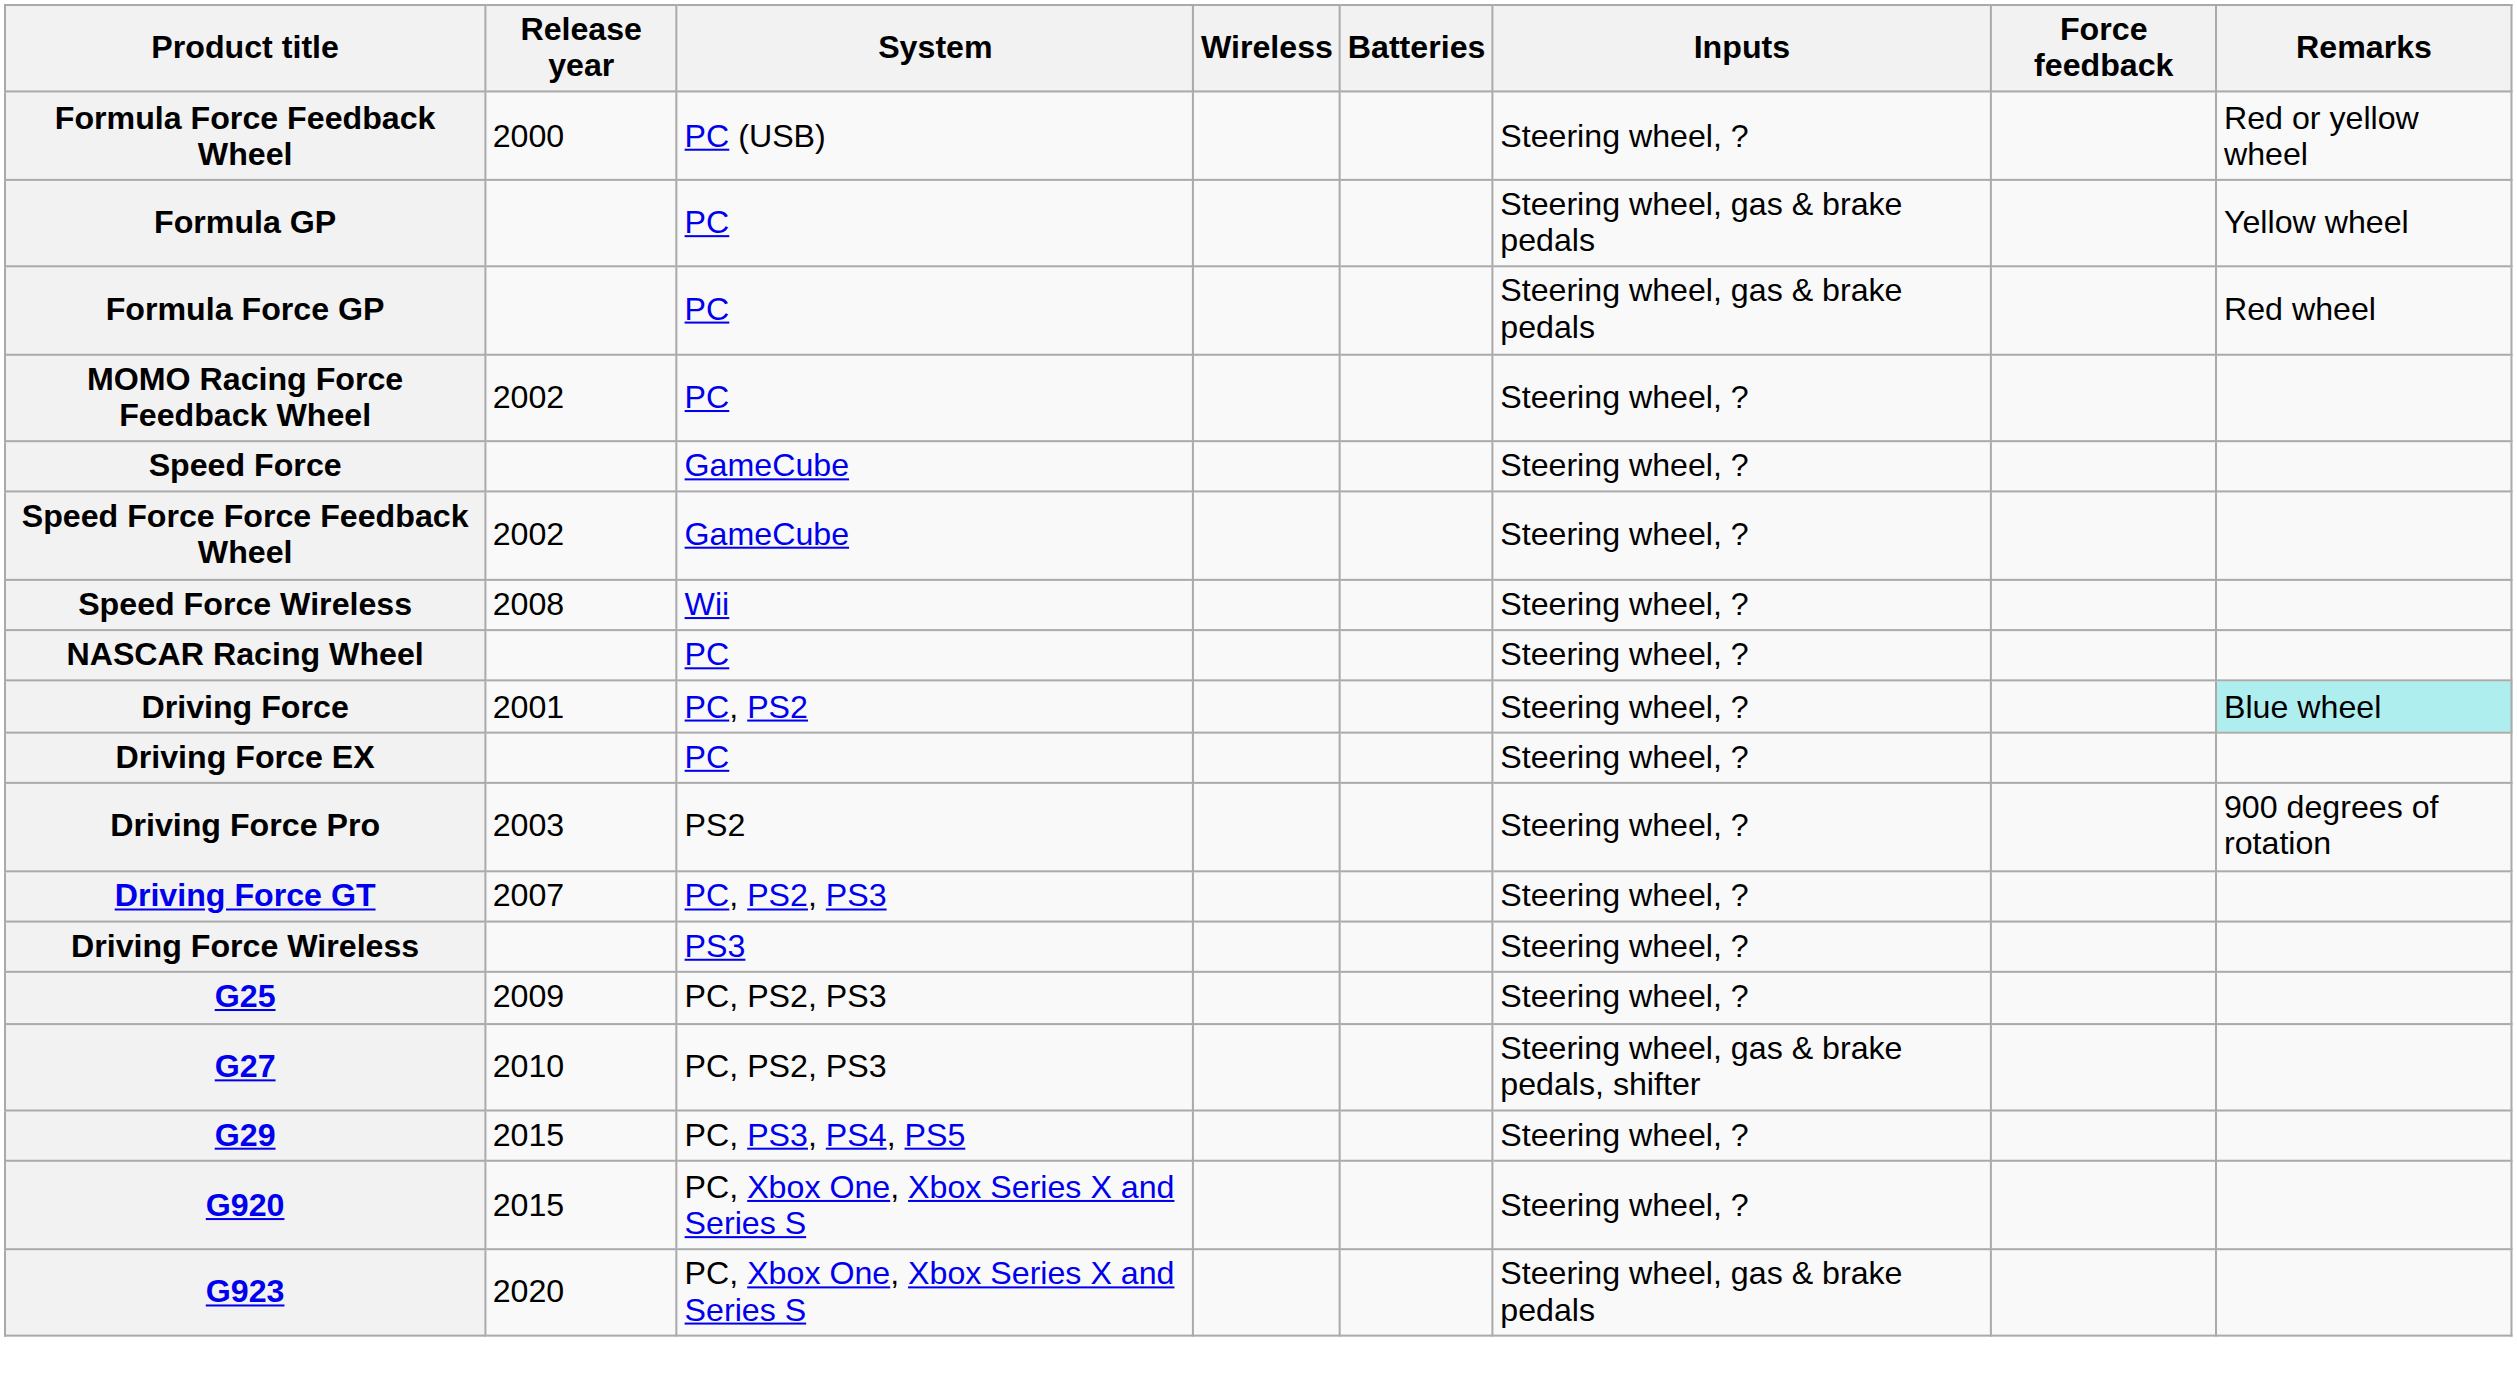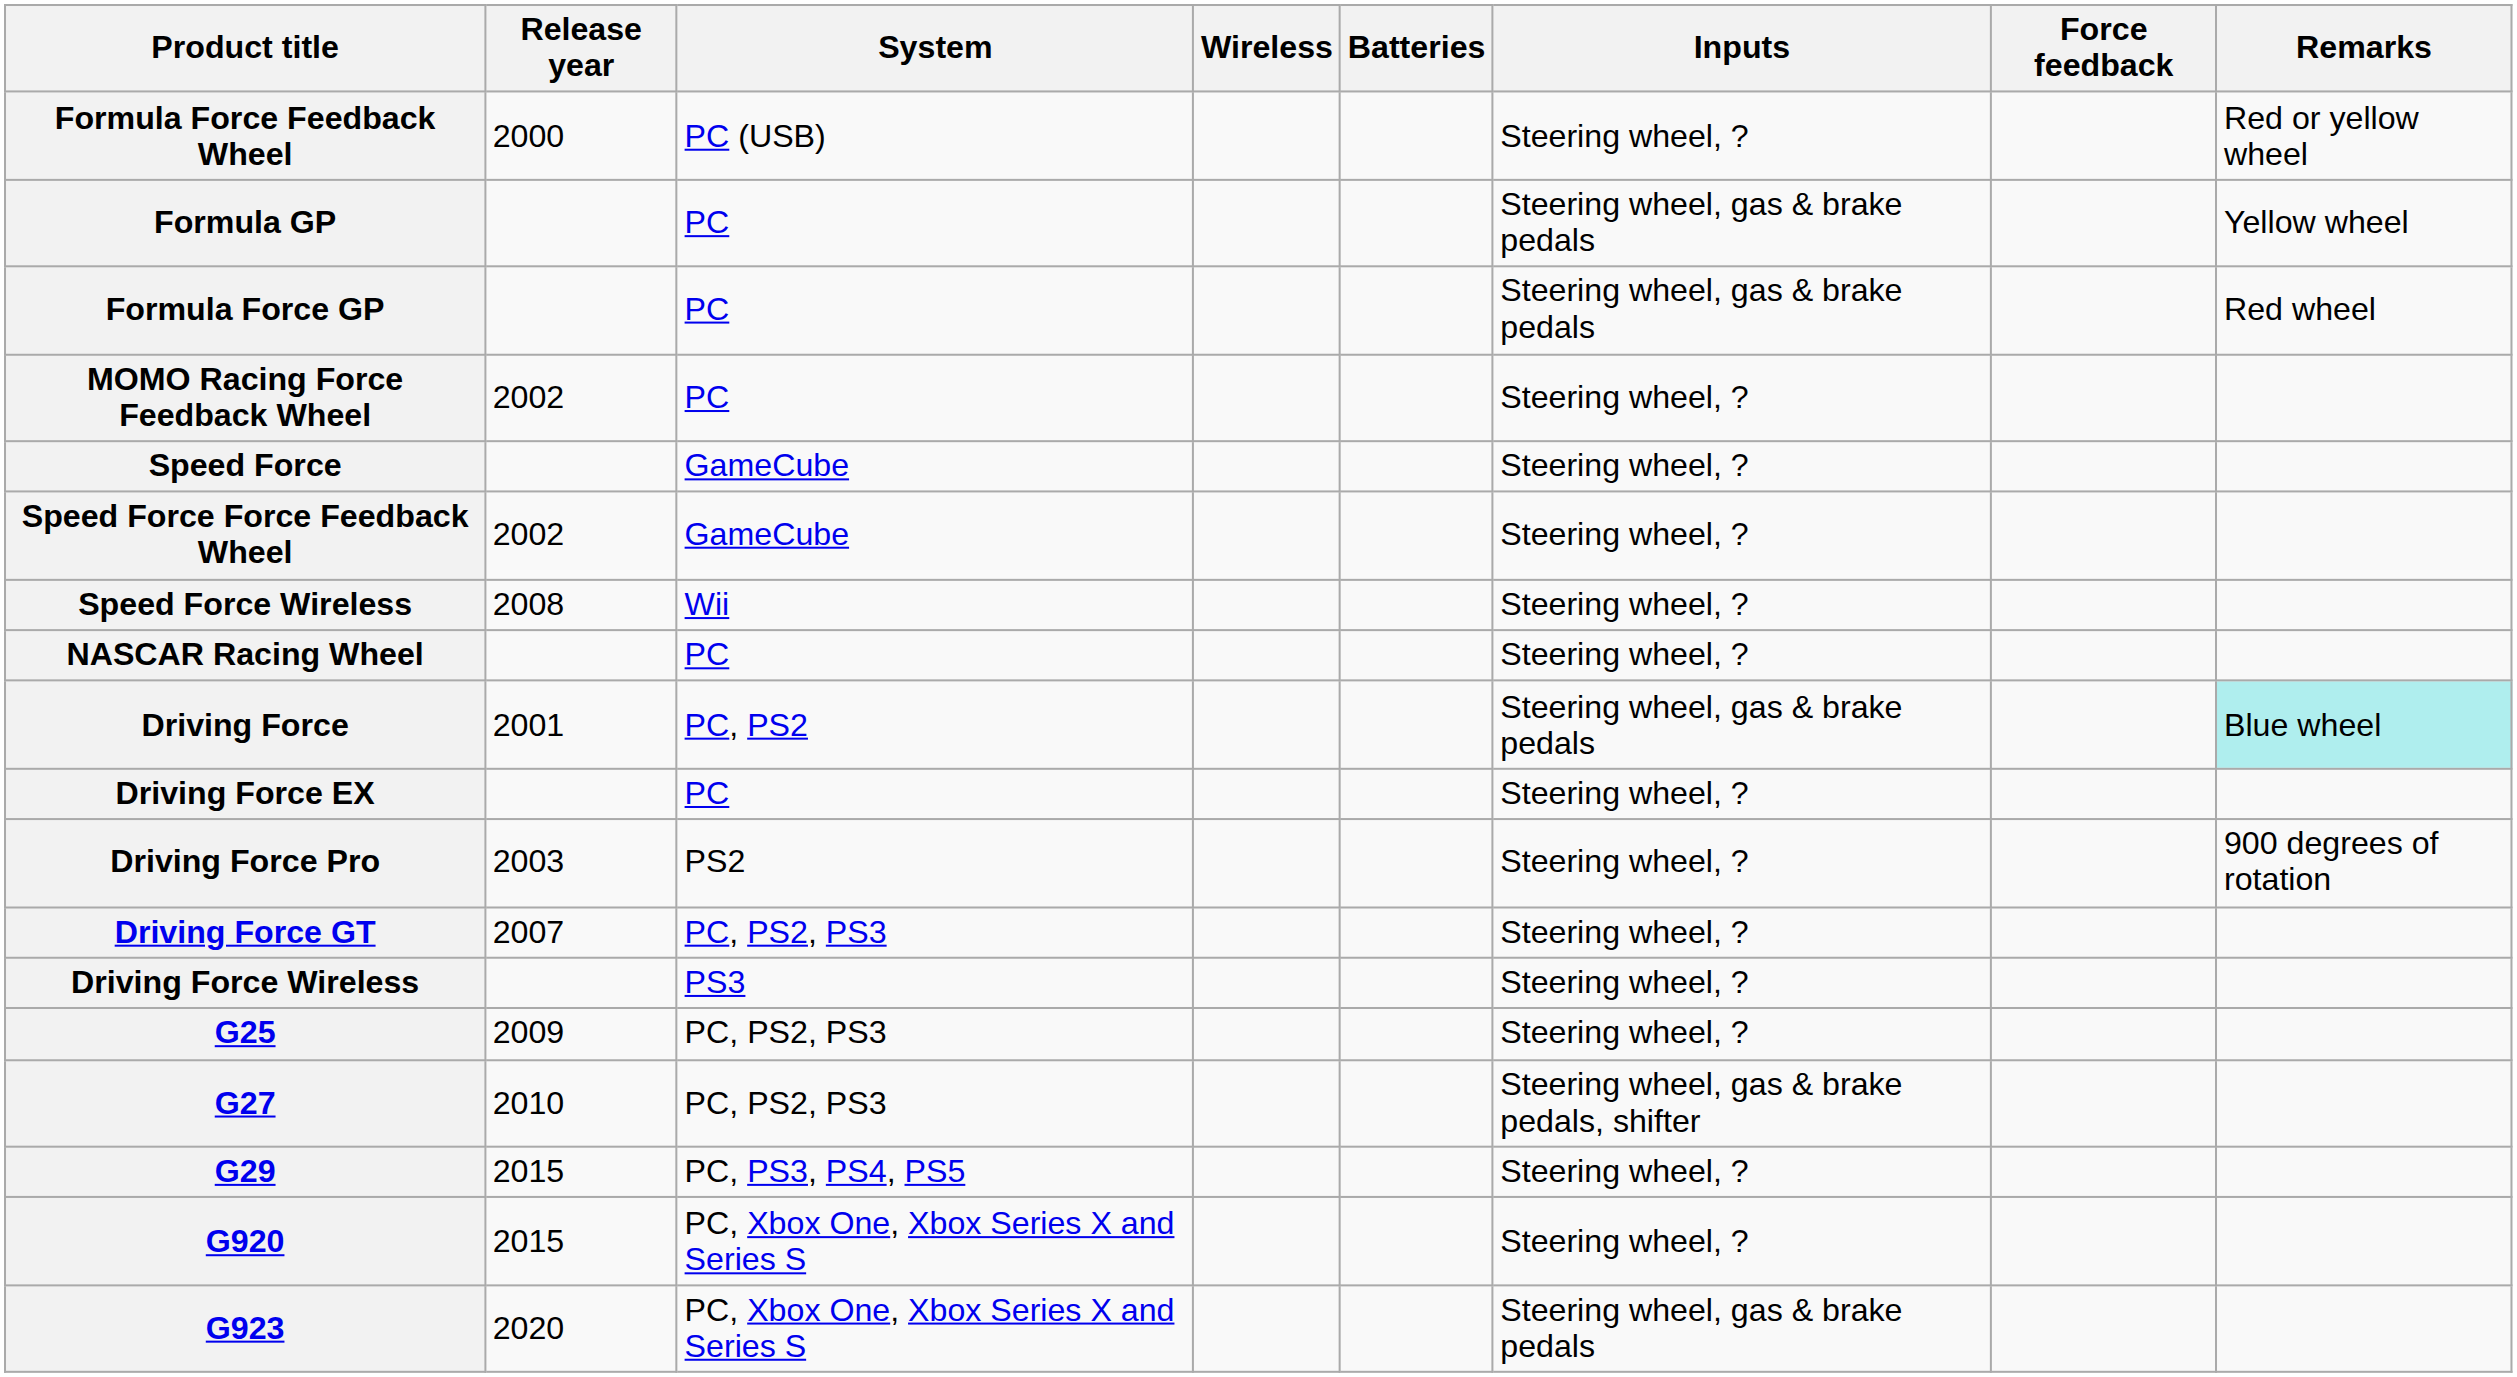(1625, 706) Steering wheel, ? -> (1701, 724) Steering wheel, gas & brake pedals
